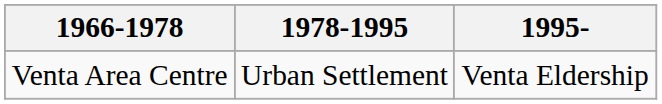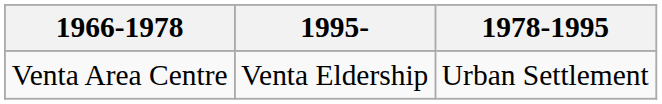columns swapped: (345, 27) <-> (555, 27)
